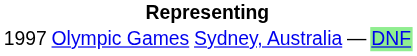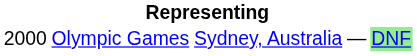(25, 39) 1997 -> (25, 39) 2000
